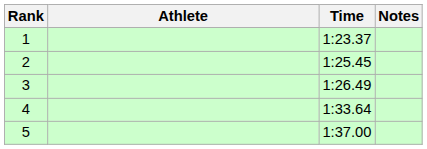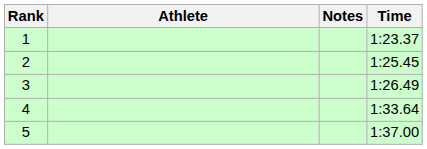columns swapped: (347, 16) <-> (399, 16)
